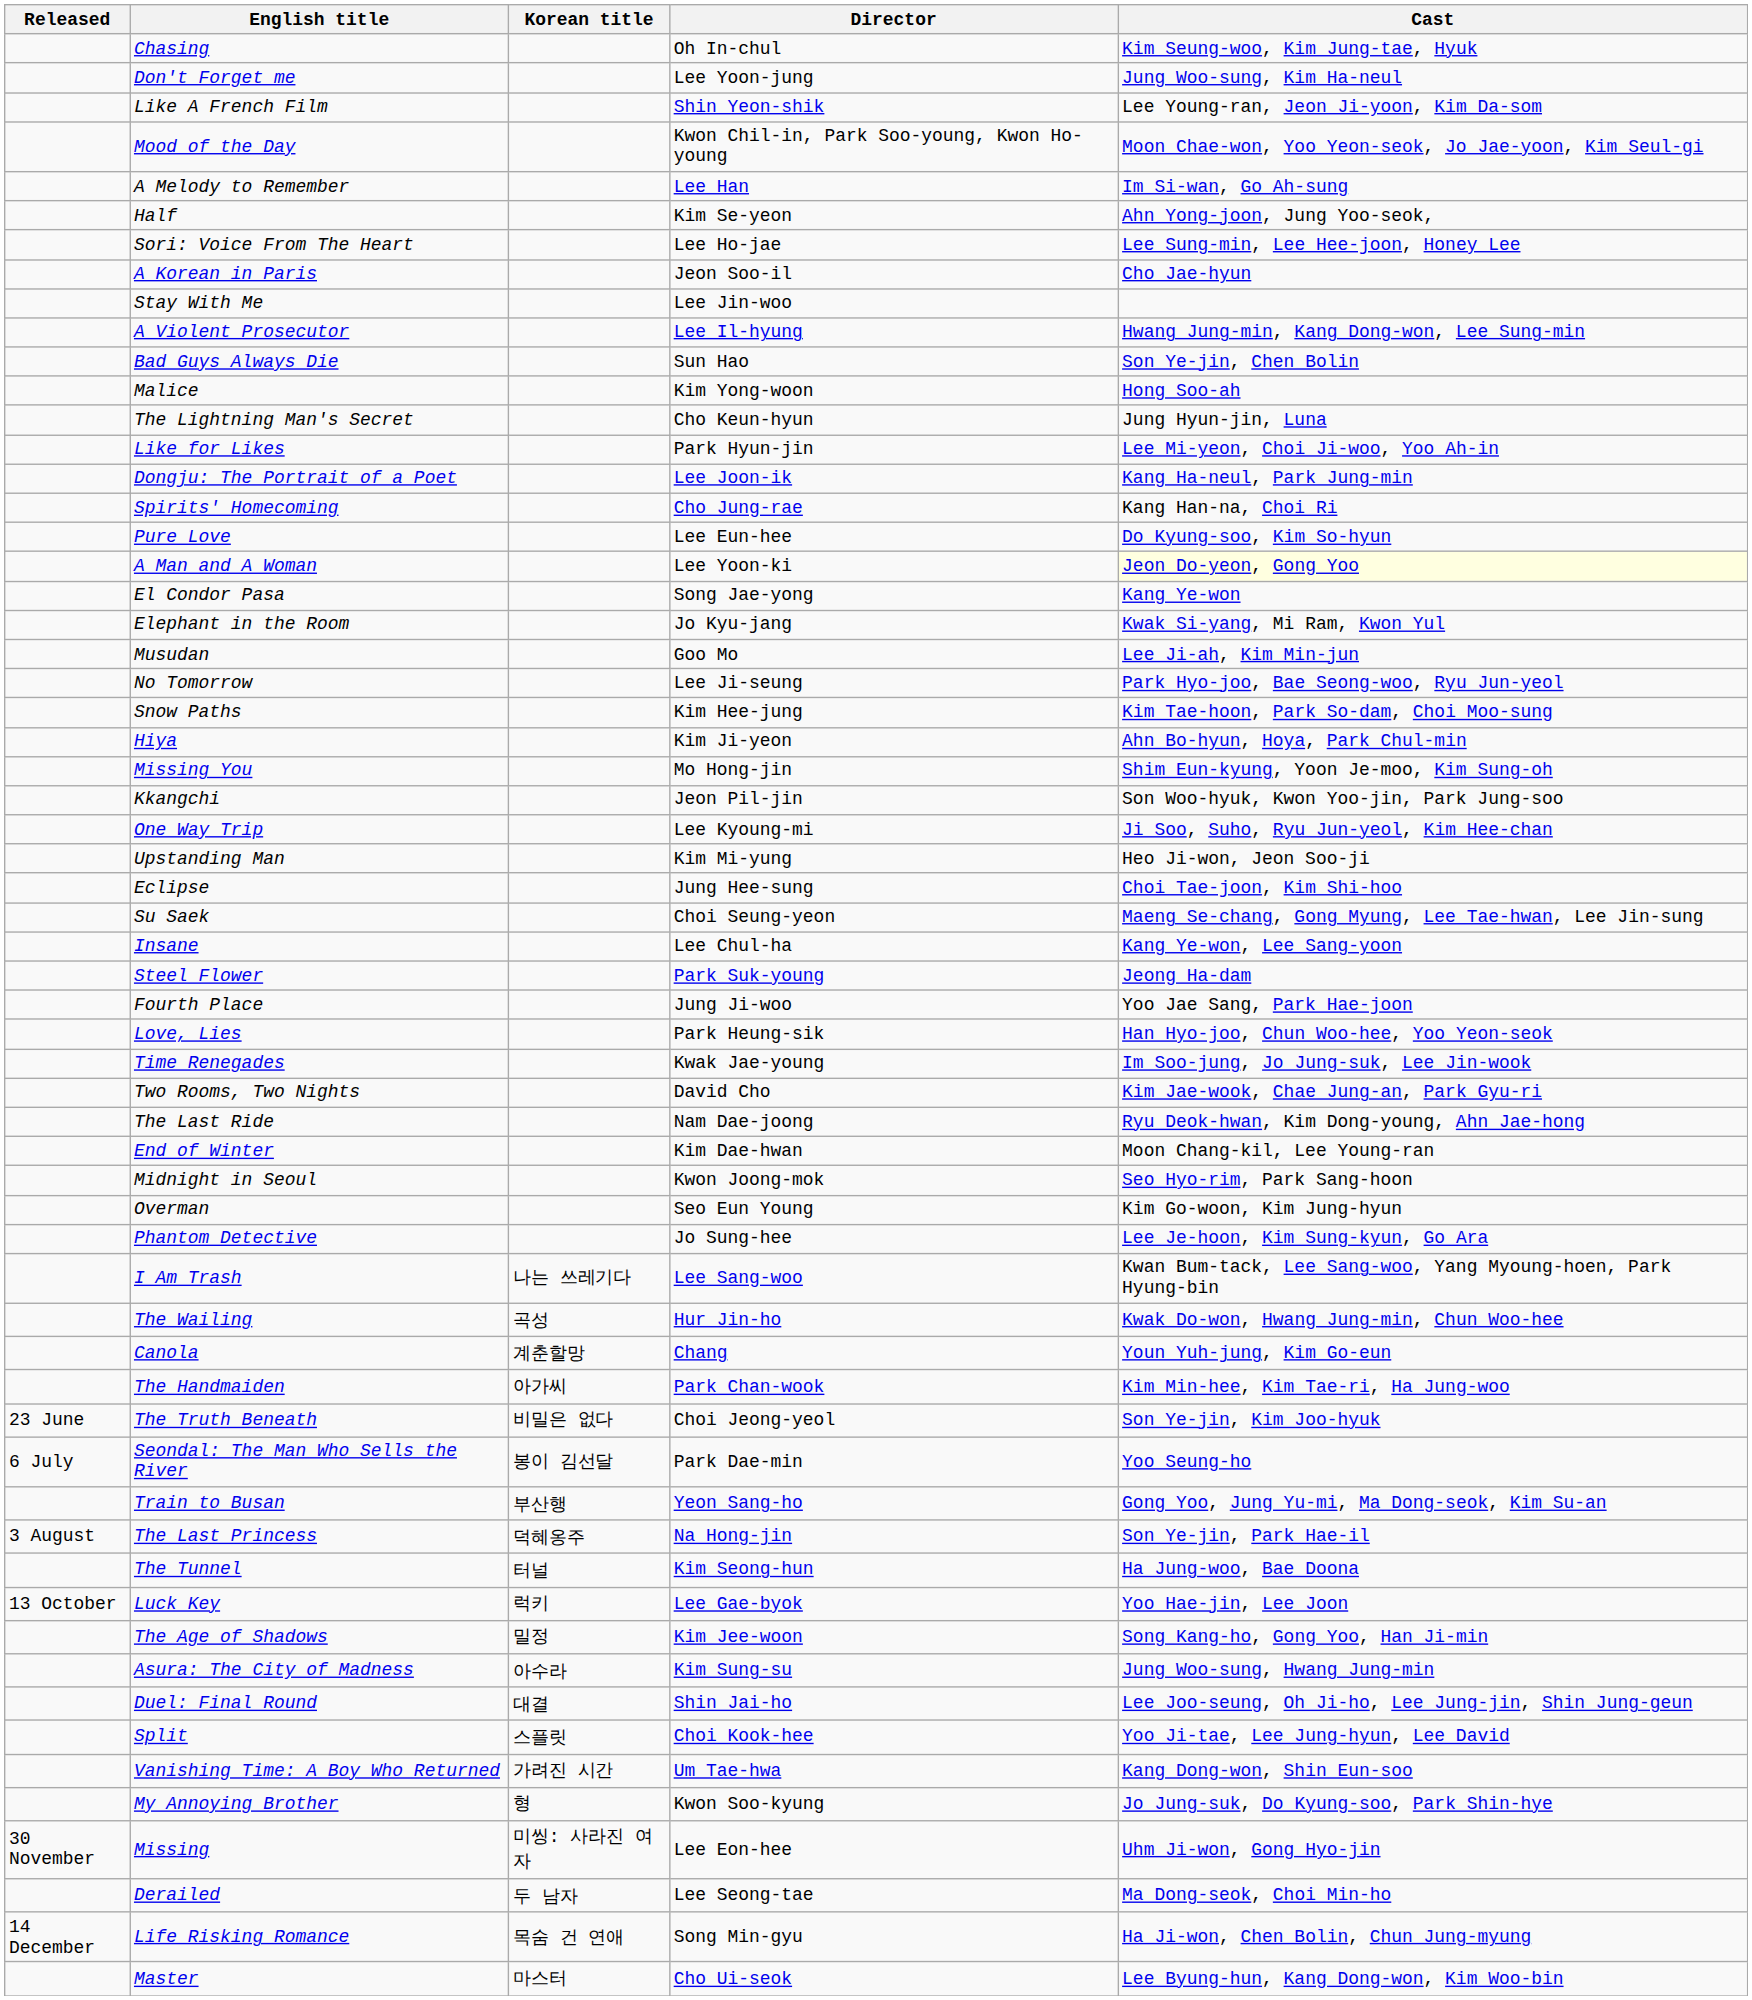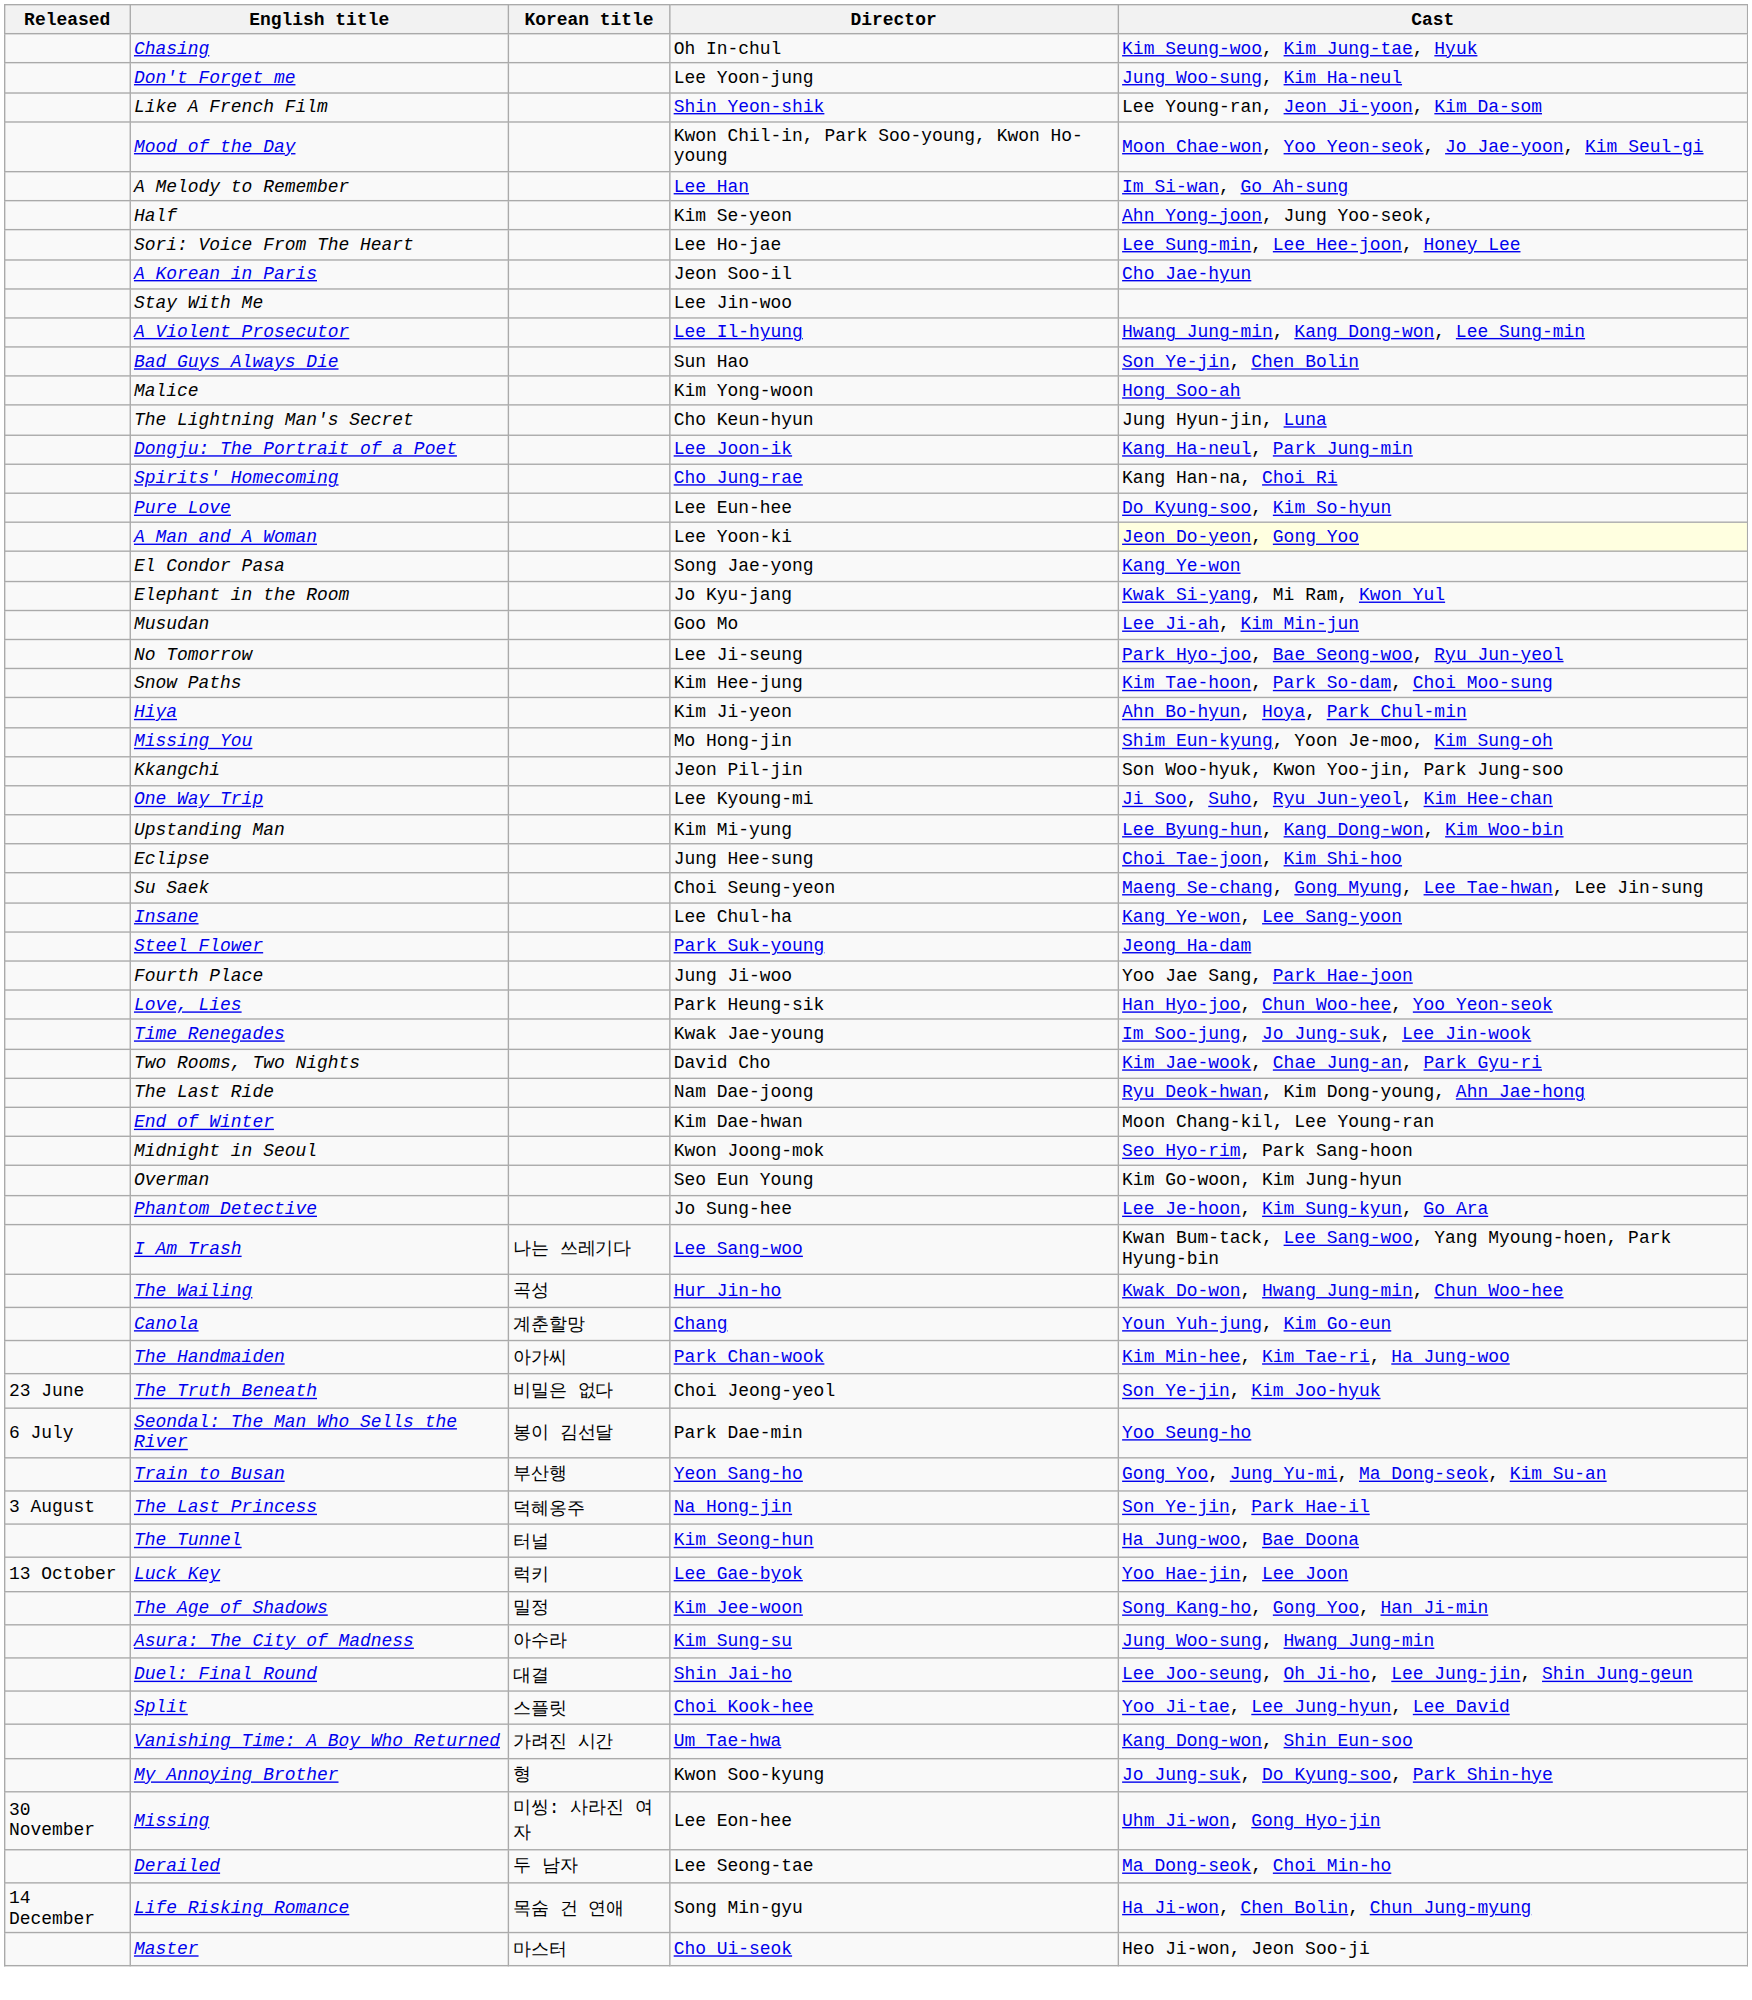- row: (209, 449)
(1246, 859) Heo Ji-won, Jeon Soo-ji -> (1343, 829) Lee Byung-hun, Kang Dong-won, Kim Woo-bin
(1343, 1979) Lee Byung-hun, Kang Dong-won, Kim Woo-bin -> (1246, 1950) Heo Ji-won, Jeon Soo-ji
